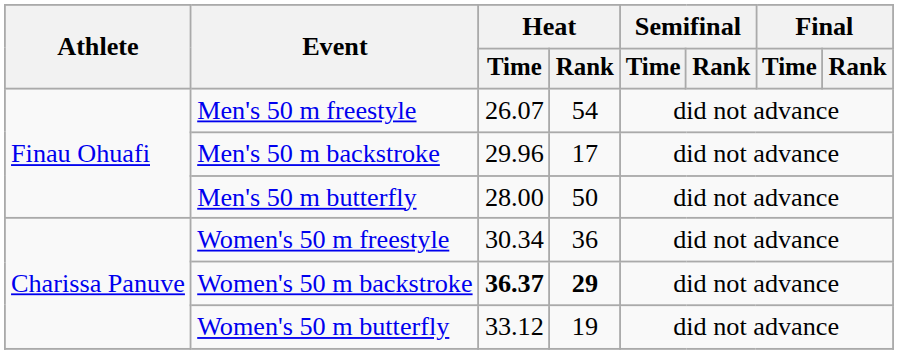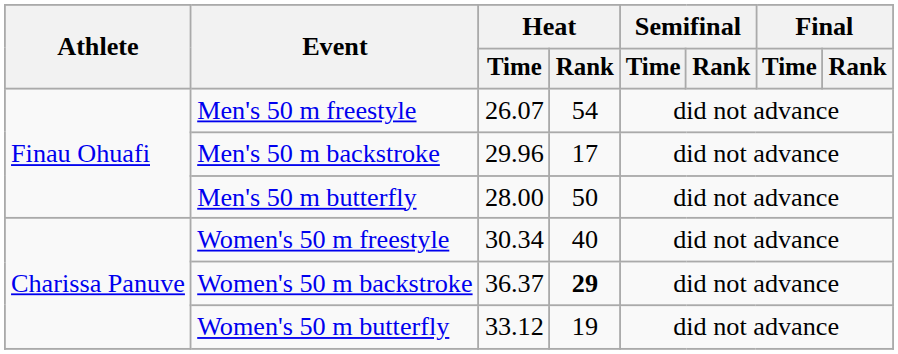(585, 240) 36 -> (585, 240) 40
(514, 283) bold -> (514, 283) normal
